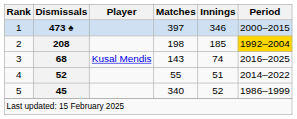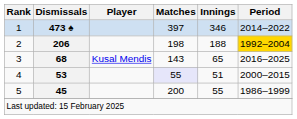(265, 28) 2000–2015 -> (265, 28) 2014–2022
(61, 43) 208 -> (61, 43) 206
(218, 43) 185 -> (218, 43) 188
(218, 59) 74 -> (218, 59) 65
(61, 75) 52 -> (61, 75) 53
(176, 75) no background -> (176, 75) lavender background
(265, 75) 2014–2022 -> (265, 75) 2000–2015
(176, 91) 340 -> (176, 91) 200
(218, 91) 52 -> (218, 91) 55
